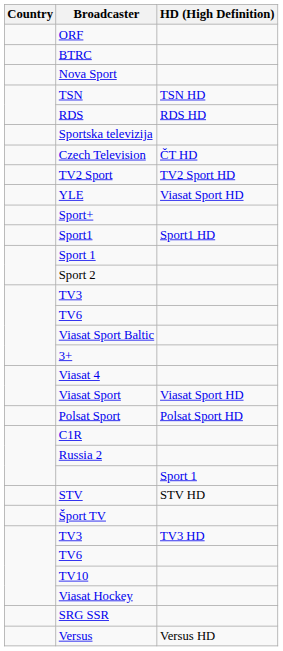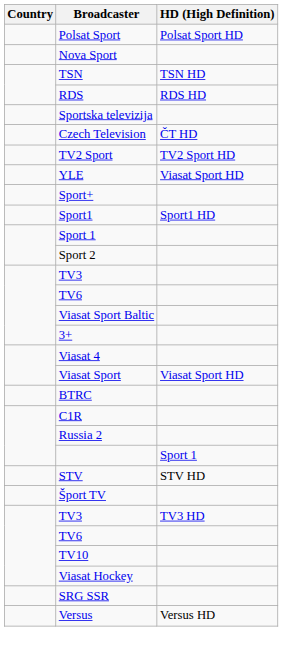- row: (71, 34)
rows swapped: (75, 54) <-> (90, 415)
